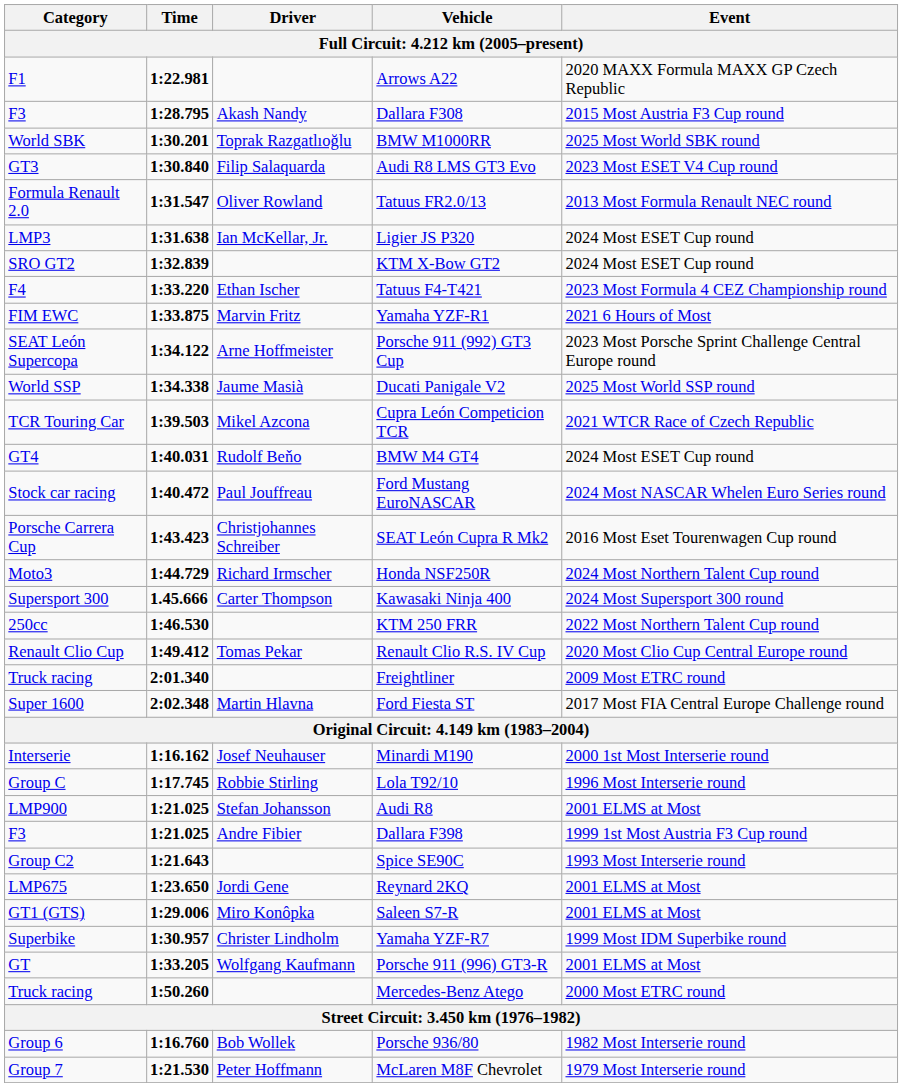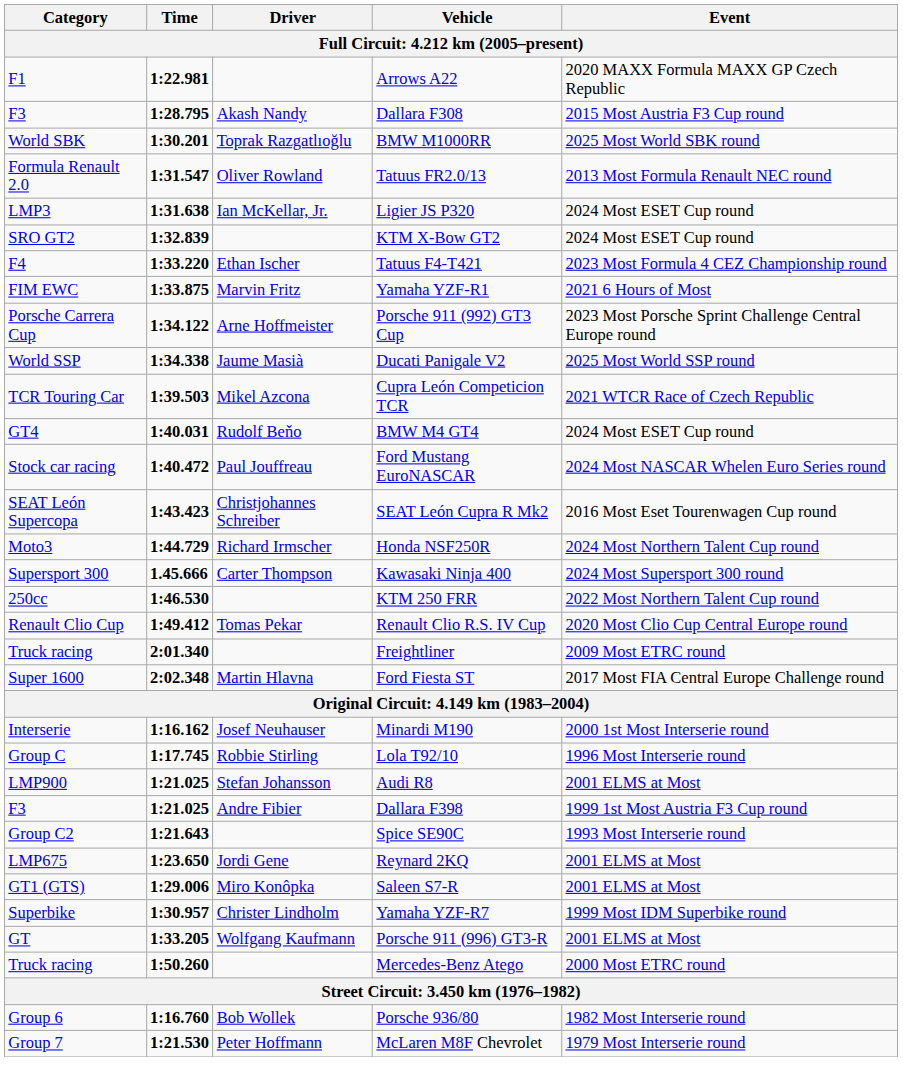- row: (456, 166)
(47, 351) SEAT León Supercopa -> (61, 325) Porsche Carrera Cup
(61, 537) Porsche Carrera Cup -> (47, 511) SEAT León Supercopa
